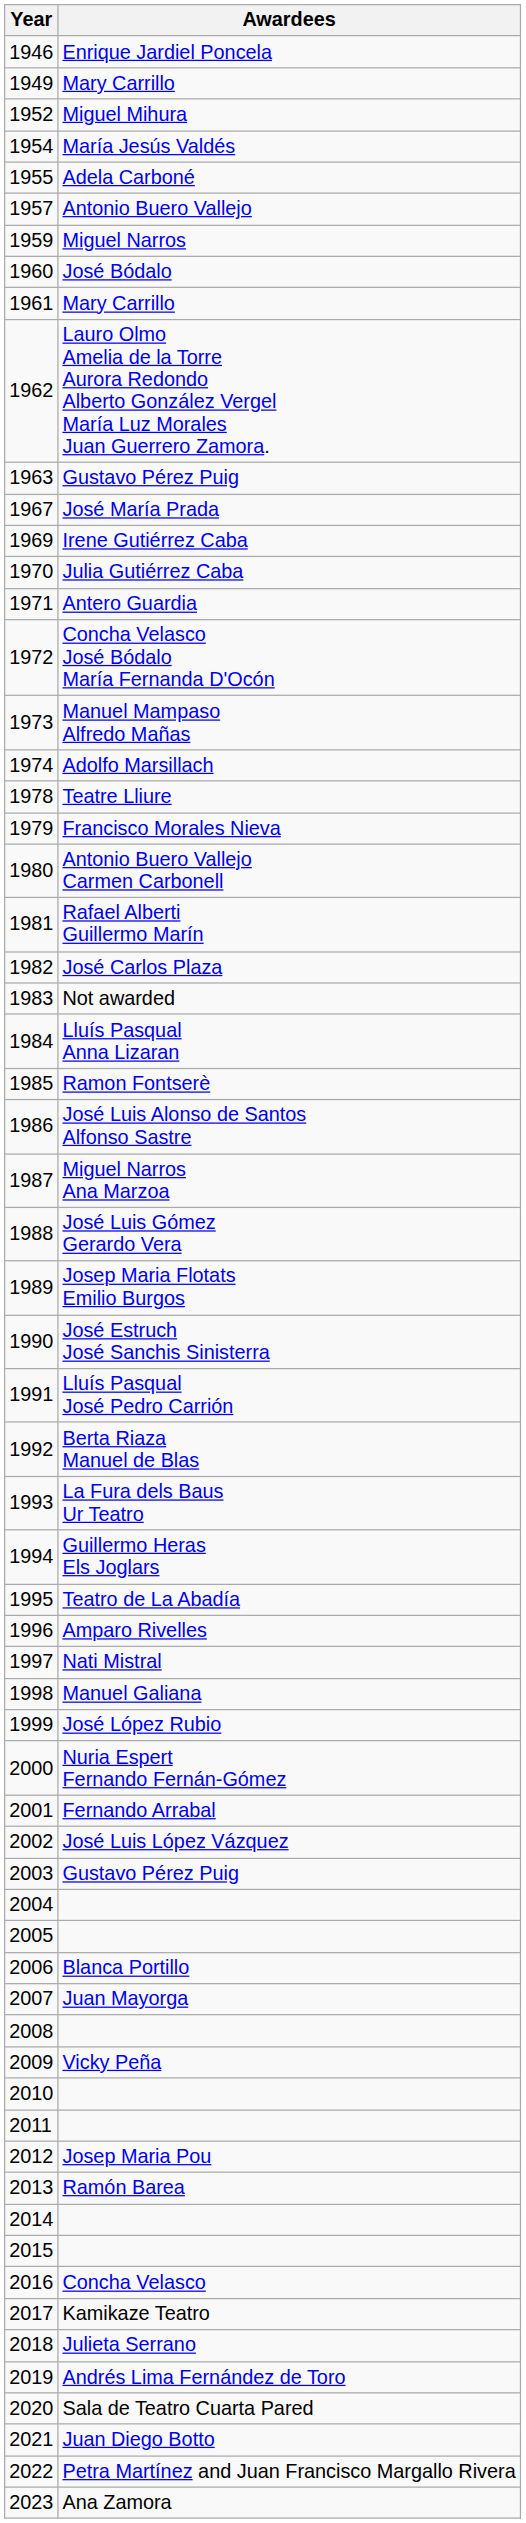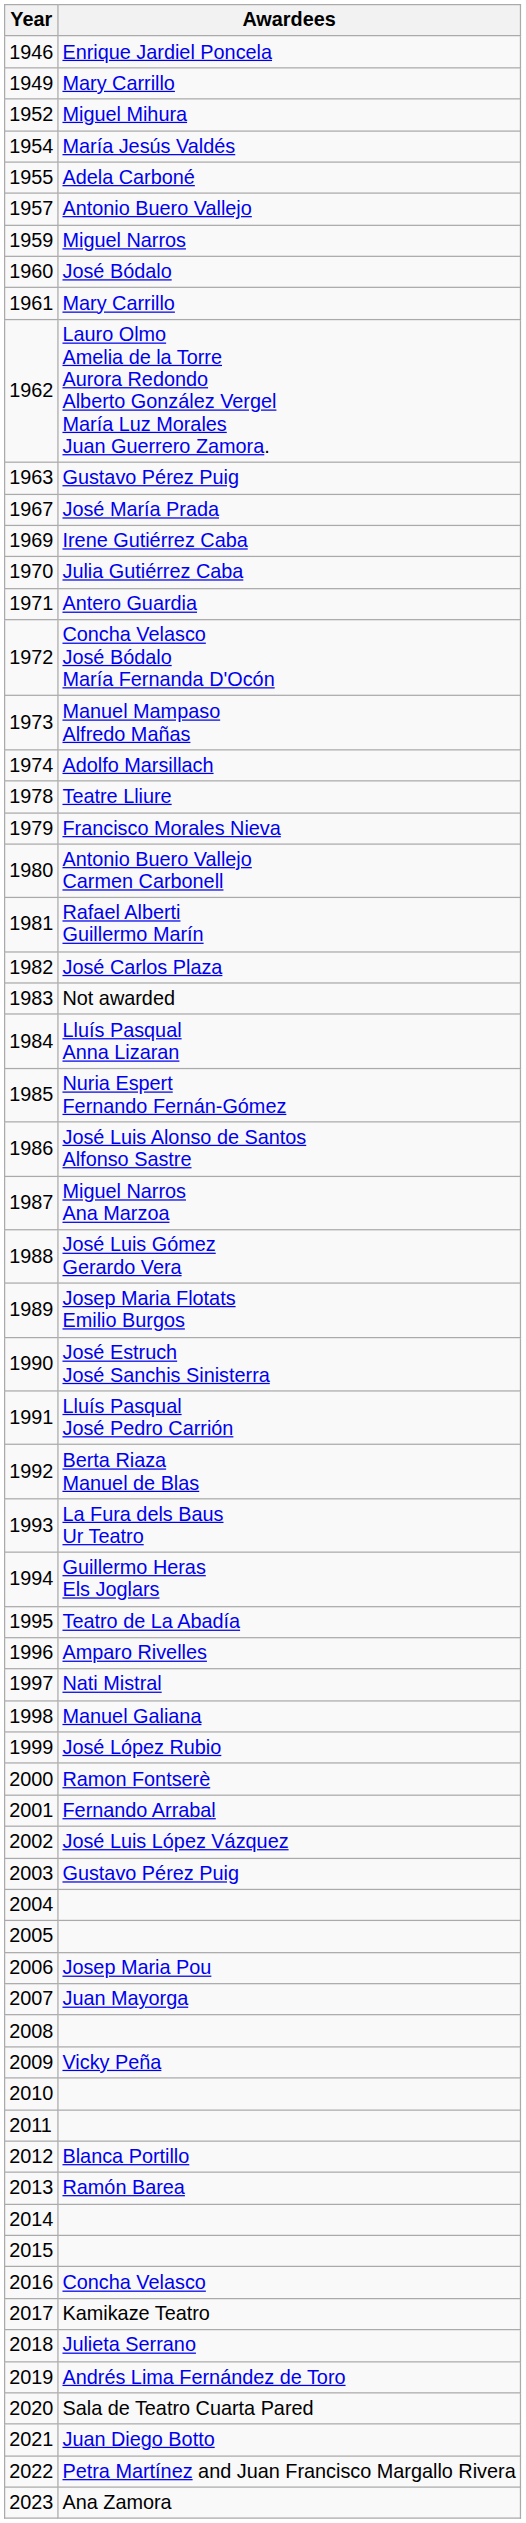(136, 1083) Ramon Fontserè -> (174, 1095) Nuria Espert Fernando Fernán-Gómez
(174, 1767) Nuria Espert Fernando Fernán-Gómez -> (136, 1779) Ramon Fontserè
(126, 1967) Blanca Portillo -> (137, 1967) Josep Maria Pou
(137, 2156) Josep Maria Pou -> (126, 2156) Blanca Portillo
